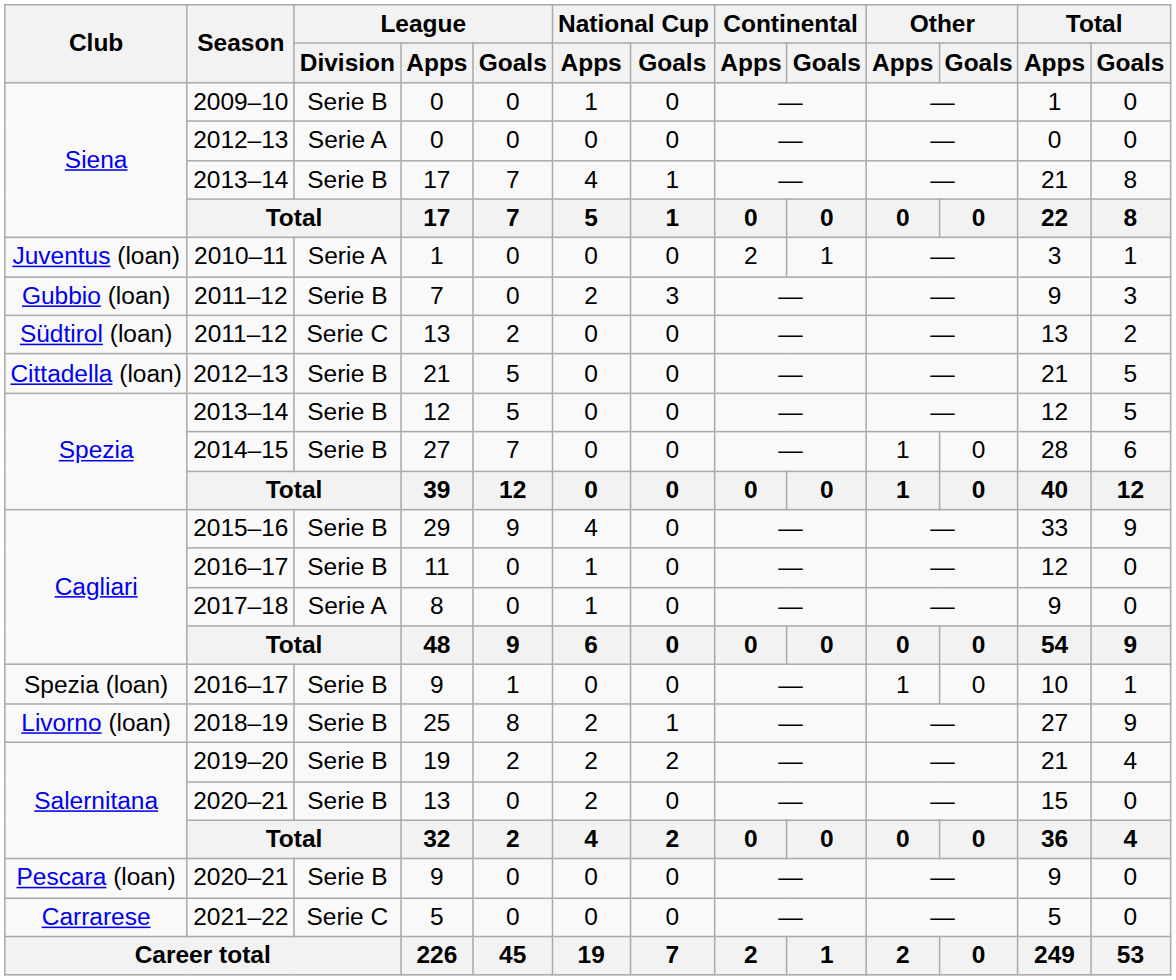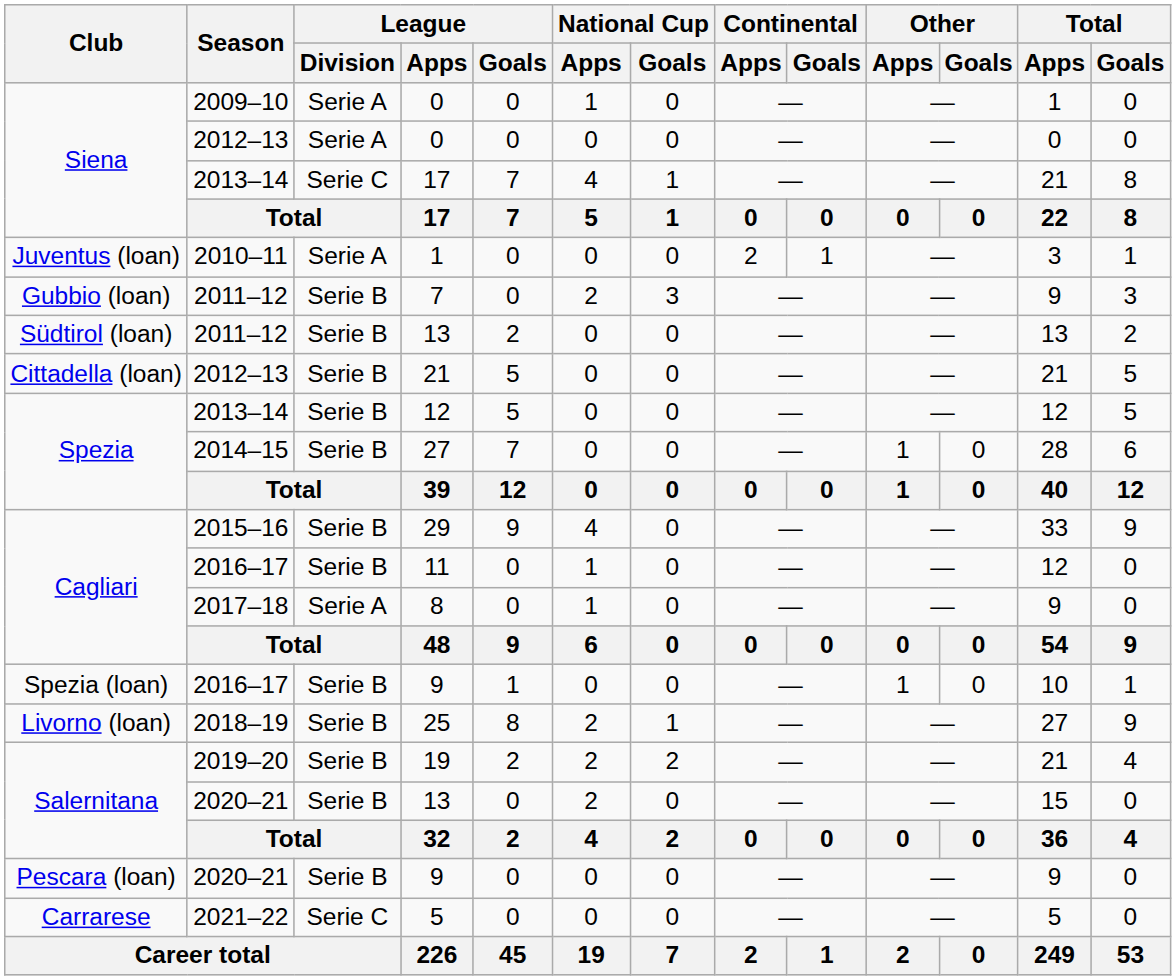(347, 101) Serie B -> (347, 101) Serie A
(347, 179) Serie B -> (347, 179) Serie C
(347, 334) Serie C -> (347, 334) Serie B
